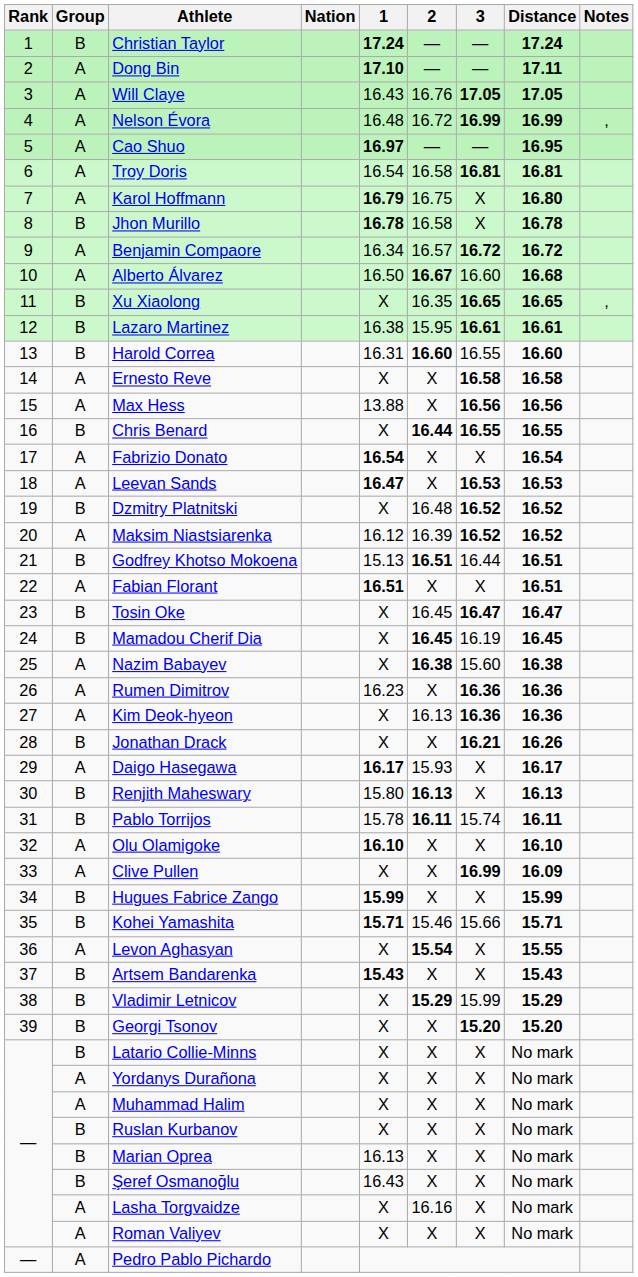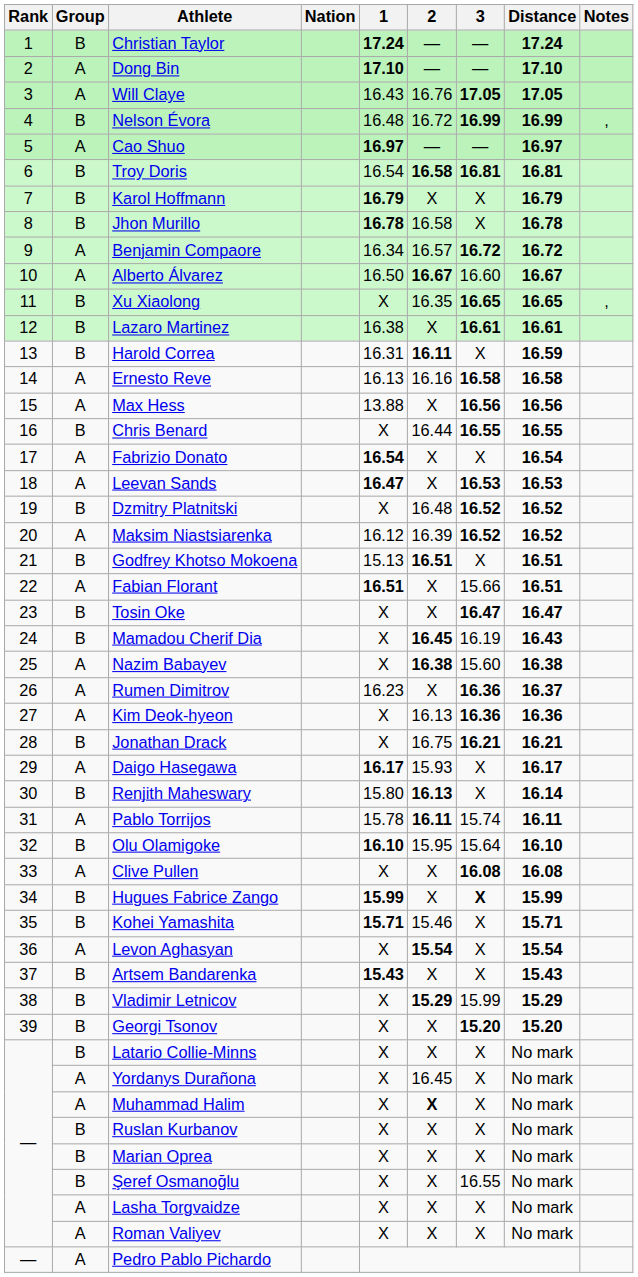(542, 69) 17.11 -> (542, 69) 17.10
(80, 120) A -> (80, 120) B
(542, 146) 16.95 -> (542, 146) 16.97
(80, 172) A -> (80, 172) B
(432, 172) normal -> (432, 172) bold
(80, 198) A -> (80, 198) B
(432, 198) 16.75 -> (432, 198) X
(542, 198) 16.80 -> (542, 198) 16.79
(542, 276) 16.68 -> (542, 276) 16.67
(432, 328) 15.95 -> (432, 328) X
(432, 353) 16.60 -> (432, 353) 16.11
(480, 353) 16.55 -> (480, 353) X
(542, 353) 16.60 -> (542, 353) 16.59
(383, 379) X -> (383, 379) 16.13
(432, 379) X -> (432, 379) 16.16
(432, 431) bold -> (432, 431) normal
(480, 560) 16.44 -> (480, 560) X
(480, 586) X -> (480, 586) 15.66
(432, 612) 16.45 -> (432, 612) X
(542, 638) 16.45 -> (542, 638) 16.43
(542, 690) 16.36 -> (542, 690) 16.37
(432, 742) X -> (432, 742) 16.75
(542, 742) 16.26 -> (542, 742) 16.21
(542, 793) 16.13 -> (542, 793) 16.14
(80, 819) B -> (80, 819) A
(80, 845) A -> (80, 845) B
(432, 845) X -> (432, 845) 15.95
(480, 845) X -> (480, 845) 15.64
(480, 871) 16.99 -> (480, 871) 16.08
(542, 871) 16.09 -> (542, 871) 16.08
(480, 897) normal -> (480, 897) bold
(480, 923) 15.66 -> (480, 923) X
(542, 949) 15.55 -> (542, 949) 15.54
(432, 1078) X -> (432, 1078) 16.45
(432, 1104) normal -> (432, 1104) bold
(383, 1156) 16.13 -> (383, 1156) X
(383, 1182) 16.43 -> (383, 1182) X
(480, 1182) X -> (480, 1182) 16.55
(432, 1208) 16.16 -> (432, 1208) X
